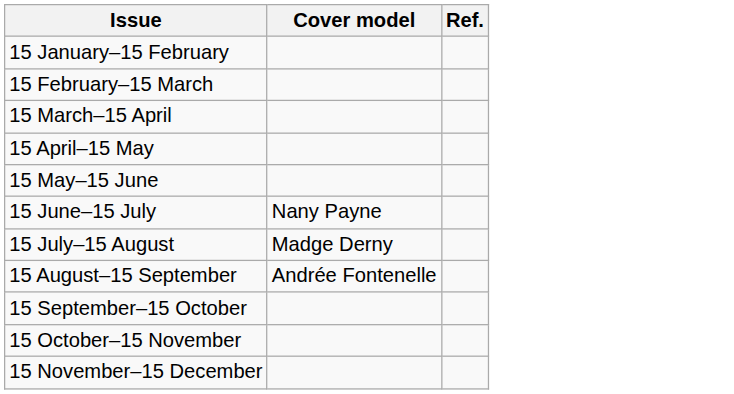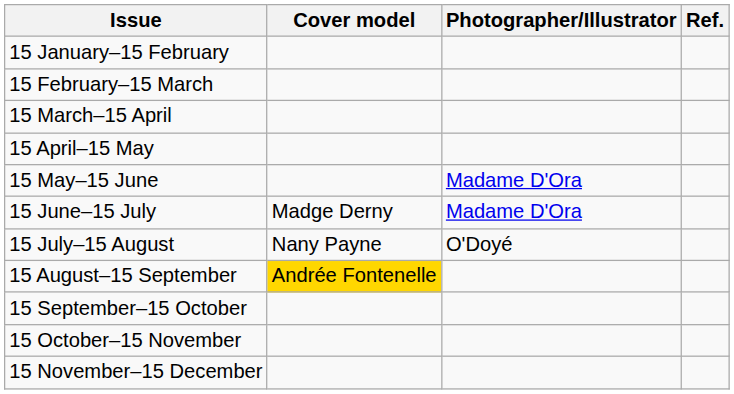+ column: (561, 20)
(327, 212) Nany Payne -> (332, 212) Madge Derny
(332, 244) Madge Derny -> (327, 244) Nany Payne
(354, 276) no background -> (354, 276) gold background
